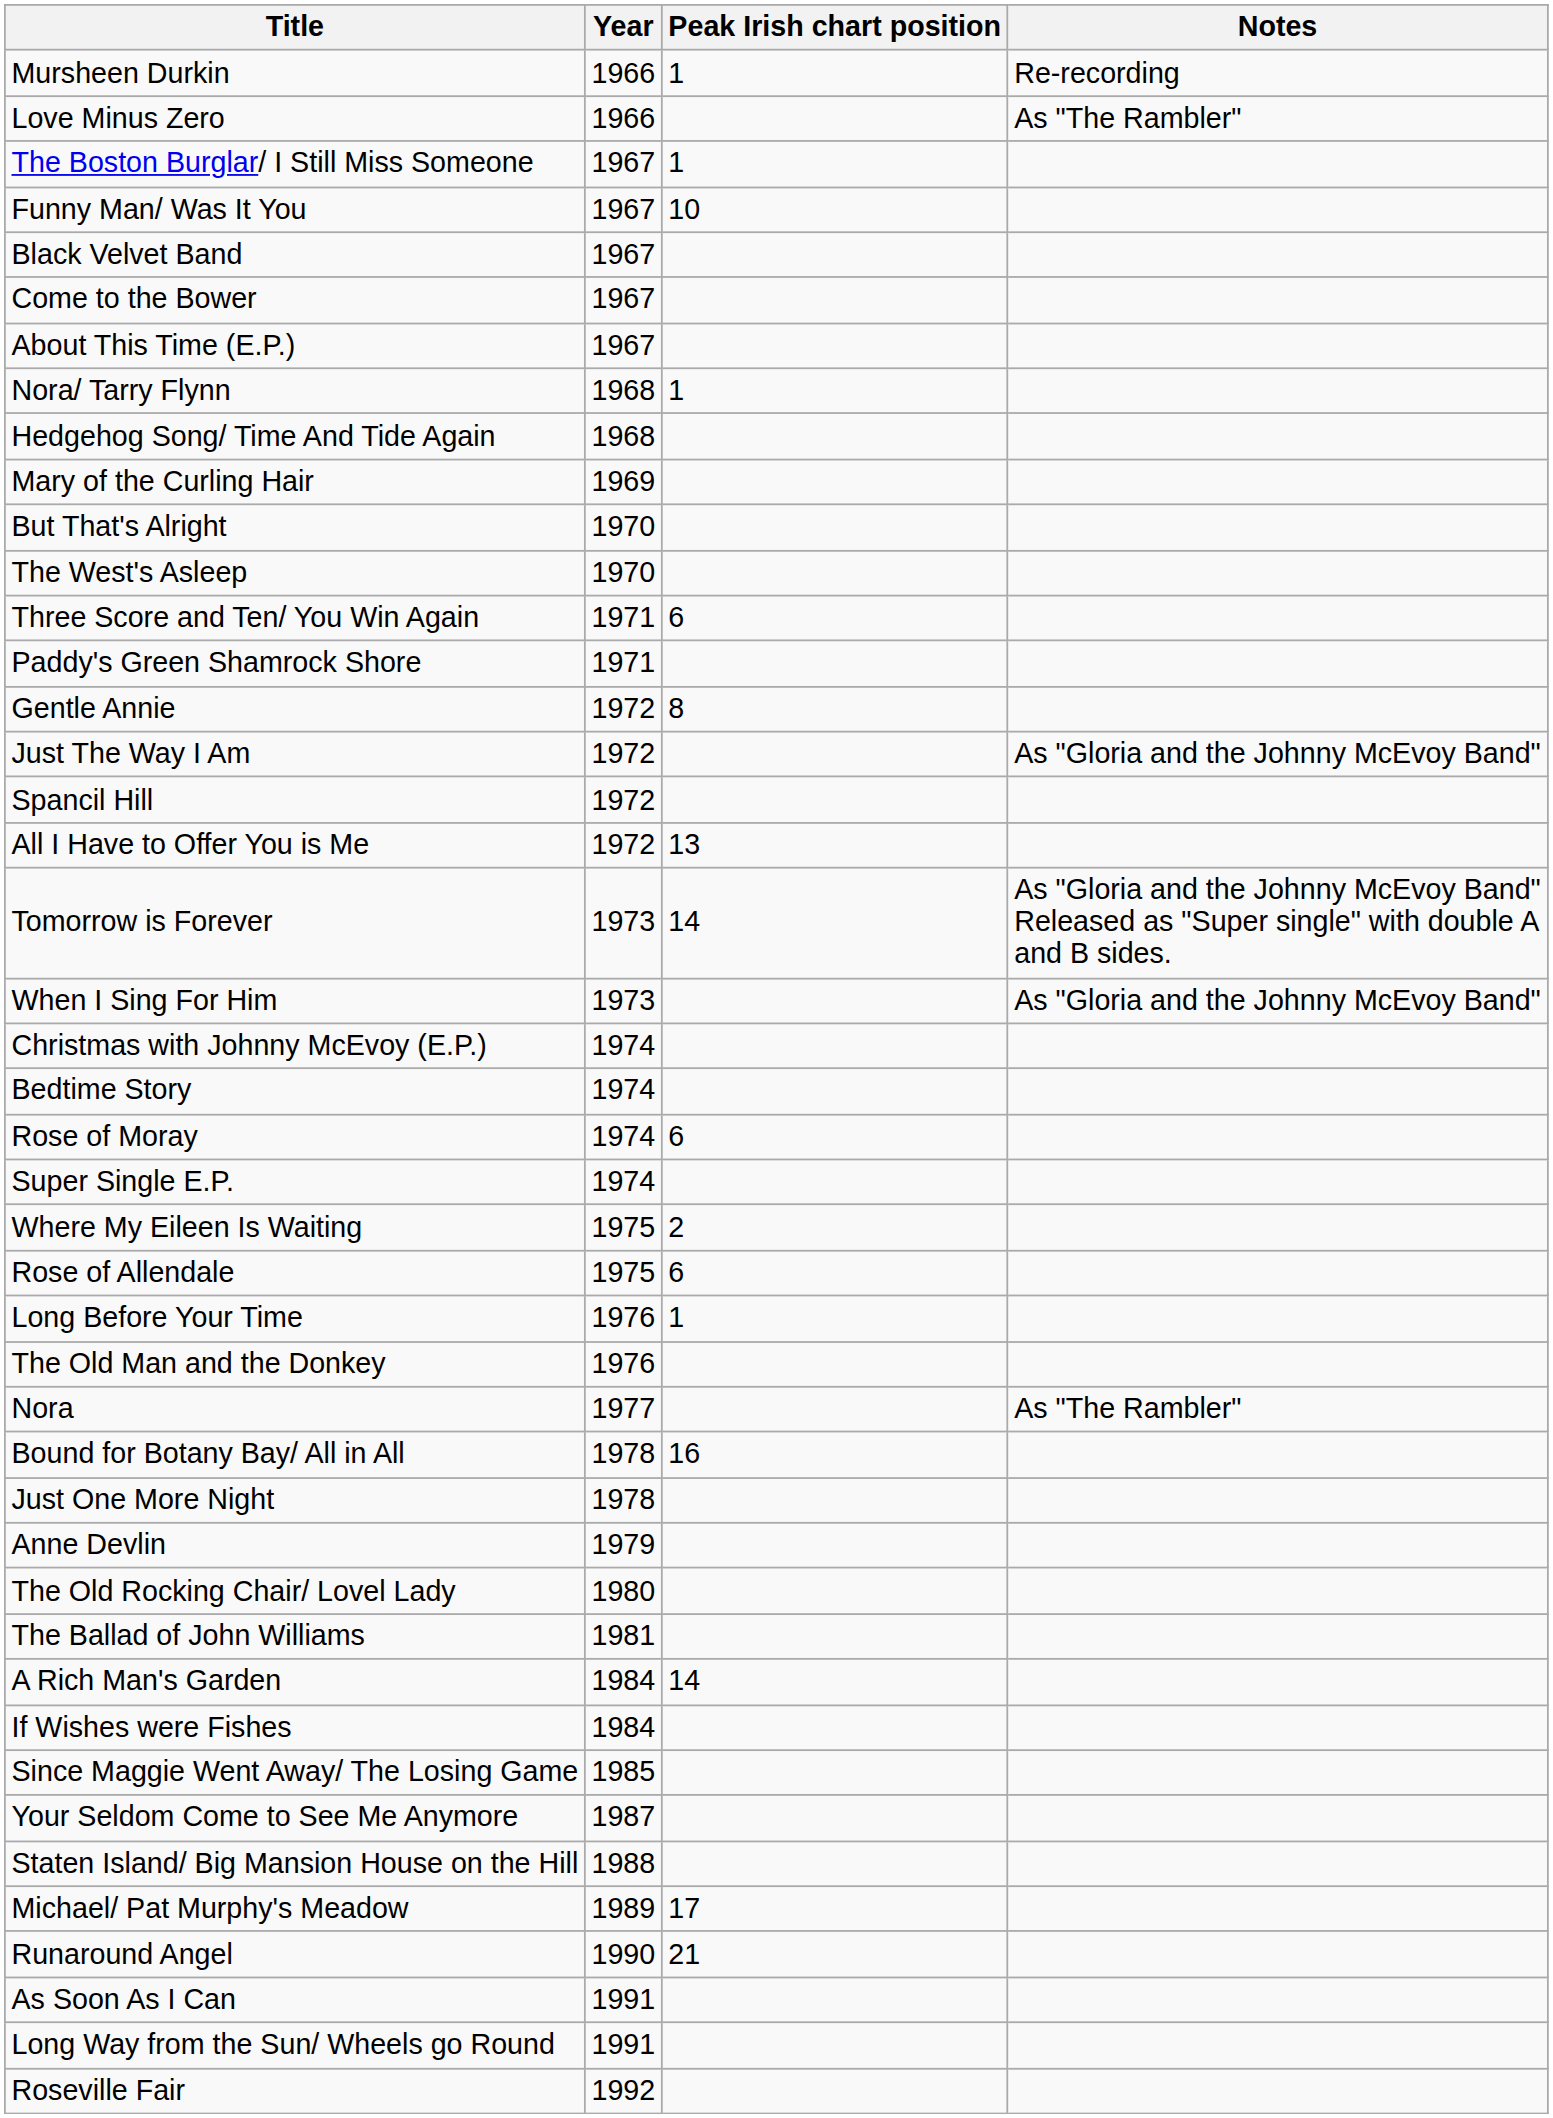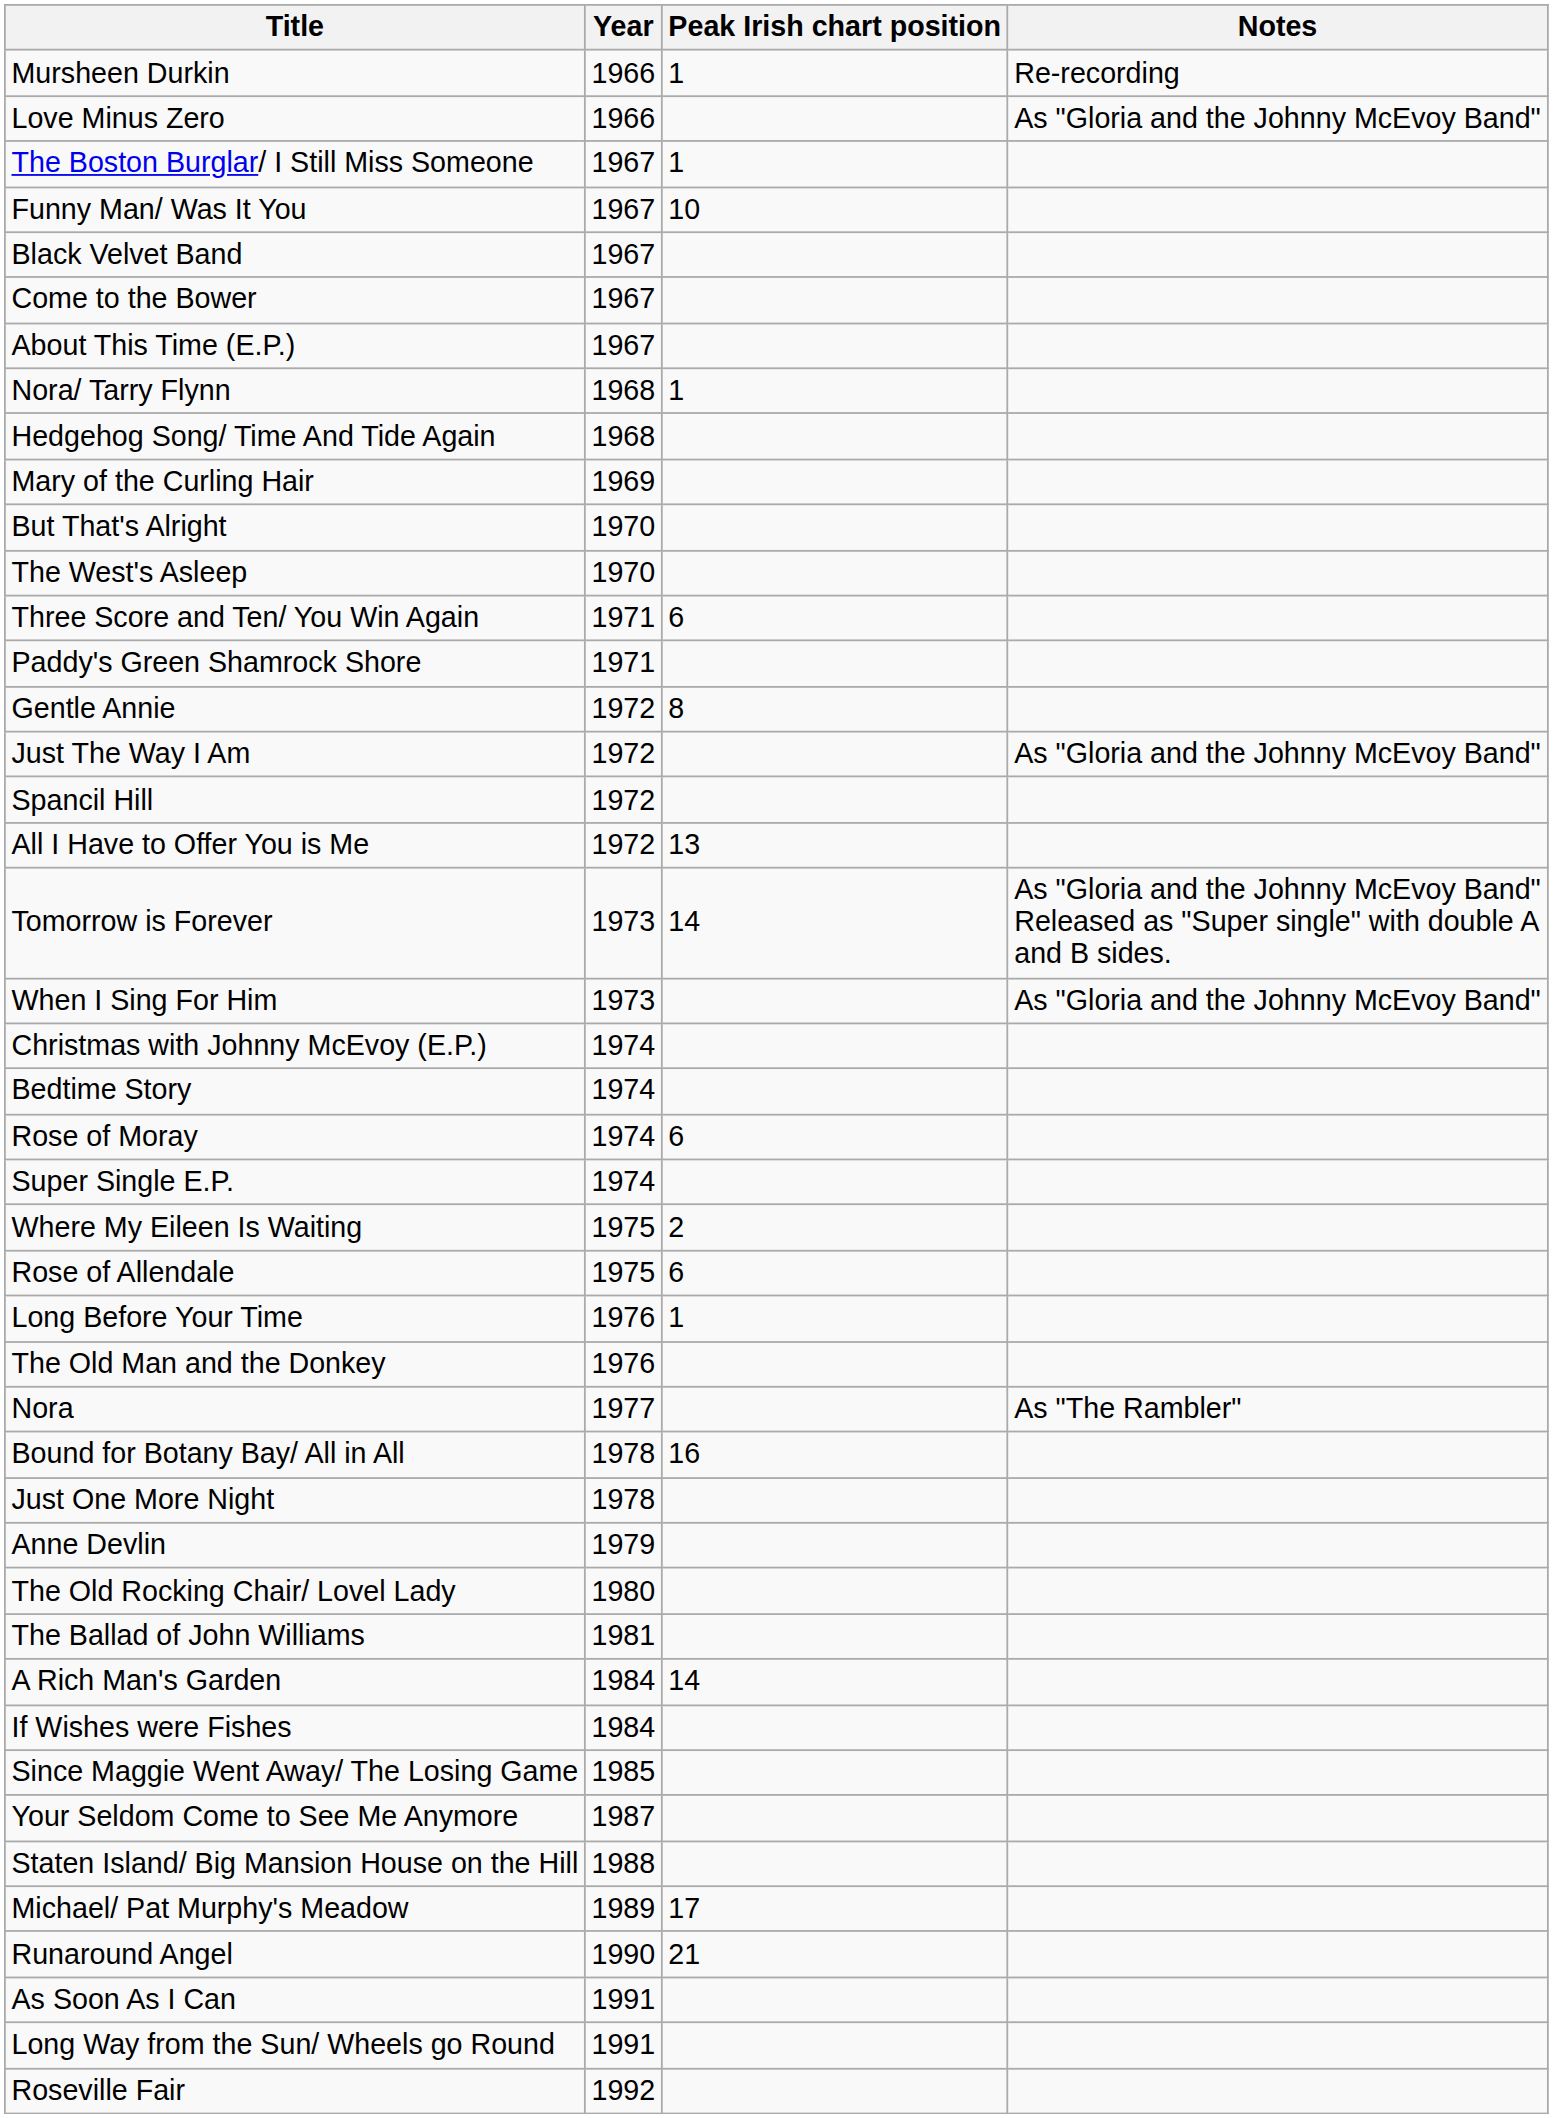(1128, 118) As "The Rambler" -> (1278, 118) As "Gloria and the Johnny McEvoy Band"
